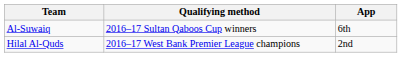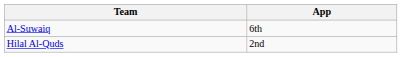- column: (220, 12)
